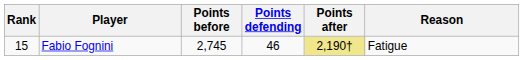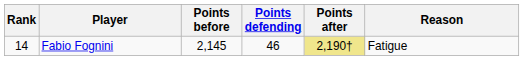(22, 45) 15 -> (22, 45) 14
(212, 45) 2,745 -> (212, 45) 2,145
